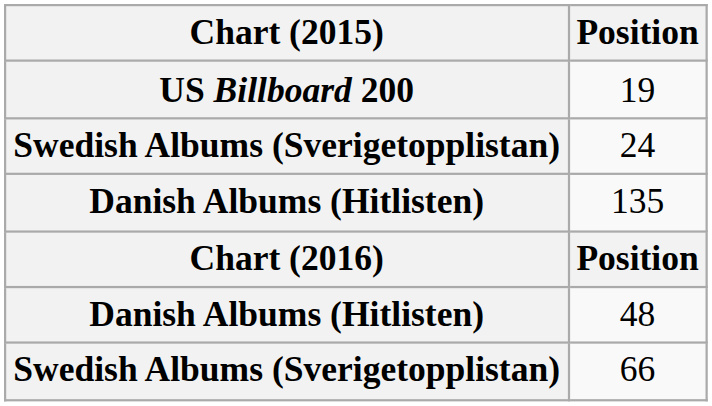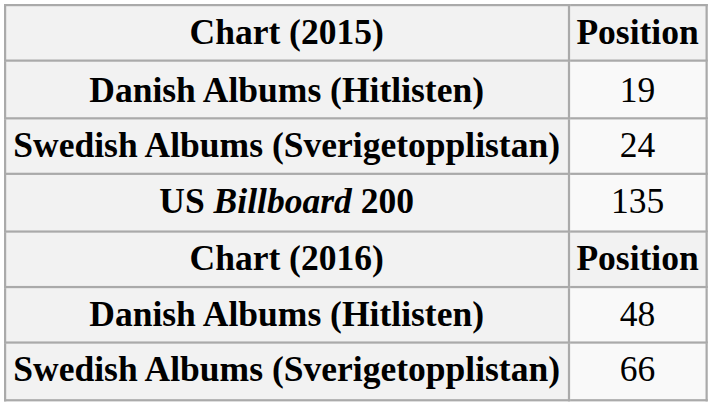(287, 88) US Billboard 200 -> (287, 88) Danish Albums (Hitlisten)
(287, 201) Danish Albums (Hitlisten) -> (287, 201) US Billboard 200
